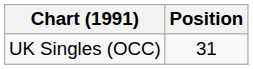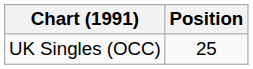(206, 49) 31 -> (206, 49) 25
